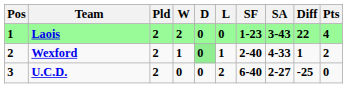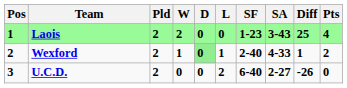(303, 33) 22 -> (303, 33) 25
(305, 72) -25 -> (305, 72) -26
